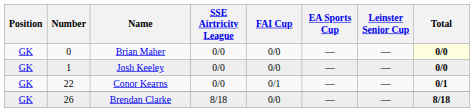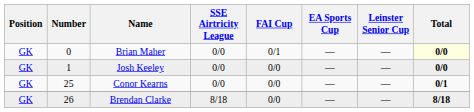(274, 51) 0/0 -> (274, 51) 0/1
(69, 83) 22 -> (69, 83) 25
(274, 83) 0/1 -> (274, 83) 0/0
